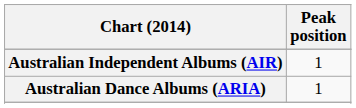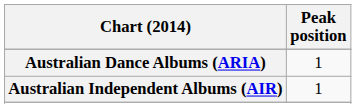rows swapped: (145, 89) <-> (145, 62)
